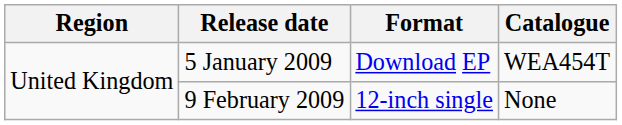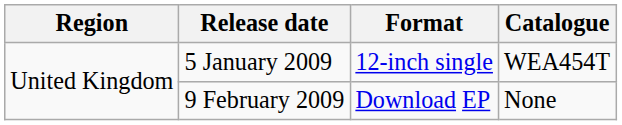(423, 61) Download EP -> (424, 61) 12-inch single
(424, 100) 12-inch single -> (423, 100) Download EP
